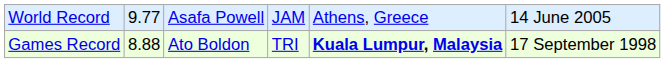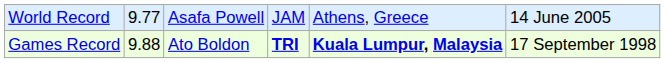(144, 44) 8.88 -> (144, 44) 9.88
(285, 44) normal -> (285, 44) bold
